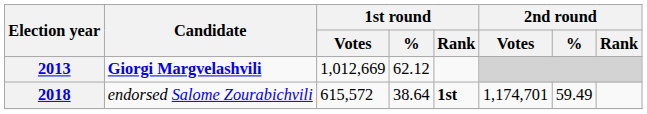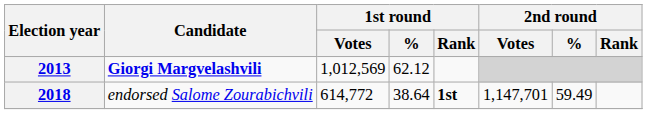(353, 69) 1,012,669 -> (353, 69) 1,012,569
(347, 95) 615,572 -> (347, 95) 614,772
(516, 95) 1,174,701 -> (516, 95) 1,147,701
